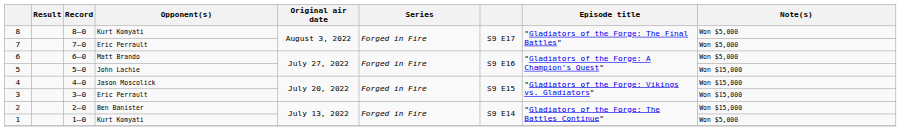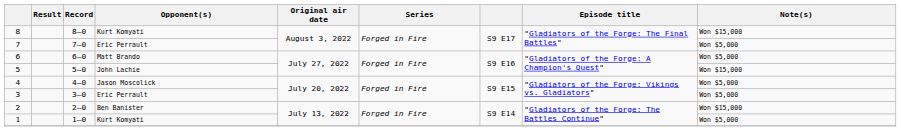(719, 32) Won $5,000 -> (721, 32) Won $15,000
(721, 83) Won $15,000 -> (719, 83) Won $5,000
(721, 95) Won $15,000 -> (719, 95) Won $5,000
